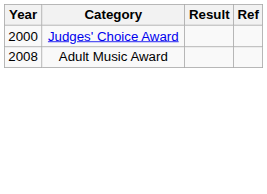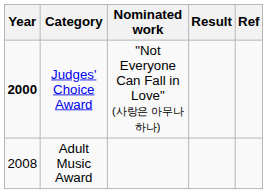+ column: (148, 22)
(23, 36) normal -> (22, 89) bold
